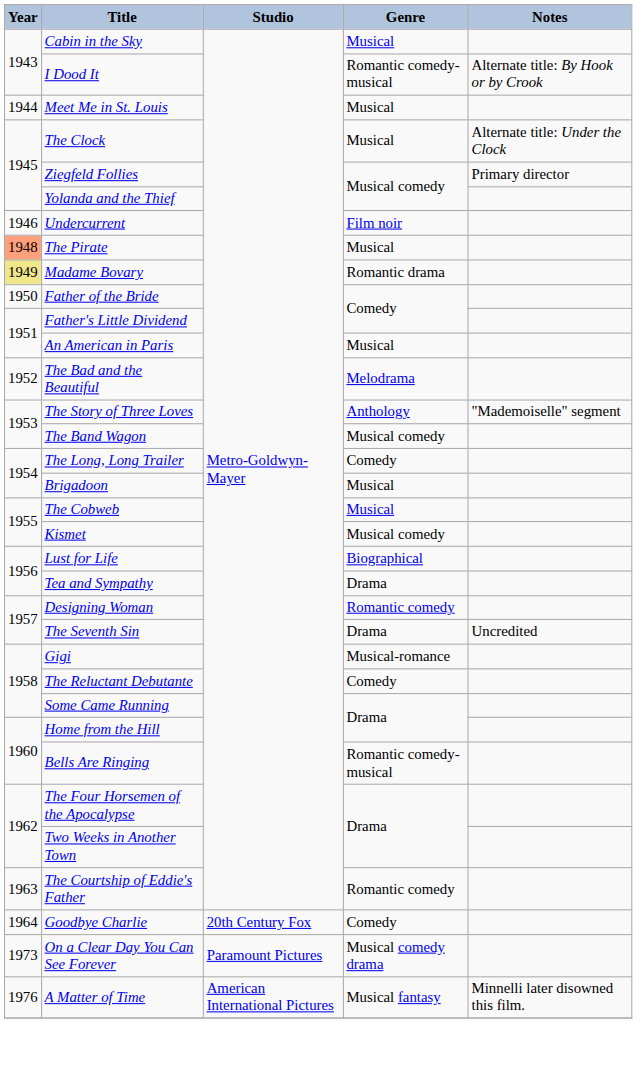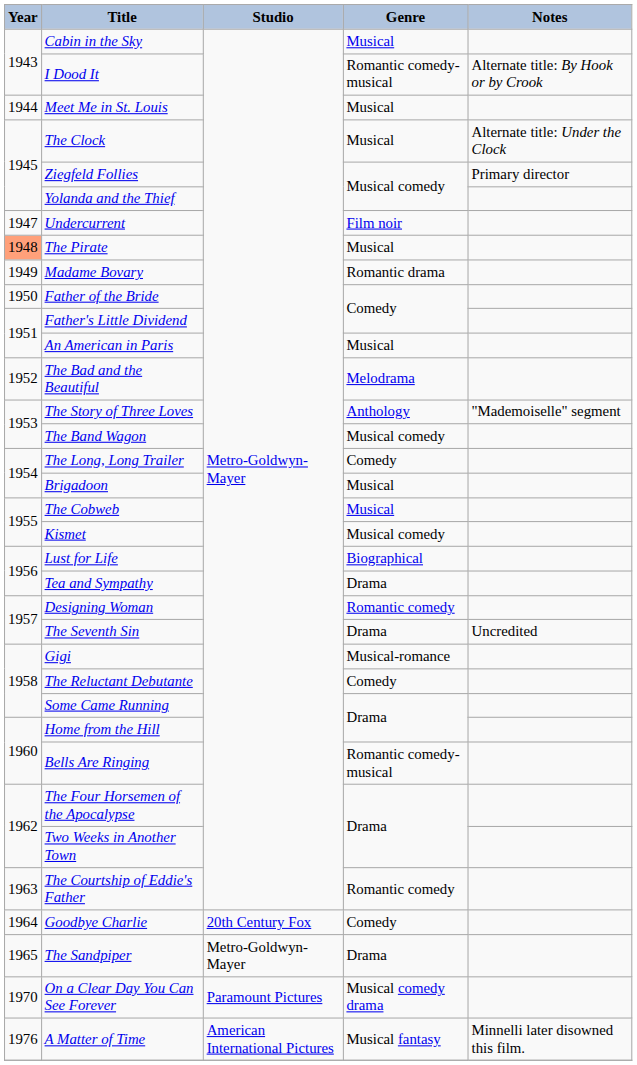(23, 223) 1946 -> (23, 223) 1947
(23, 272) khaki background -> (23, 272) no background
+ row: (88, 955)
(23, 955) 1973 -> (23, 997) 1970
